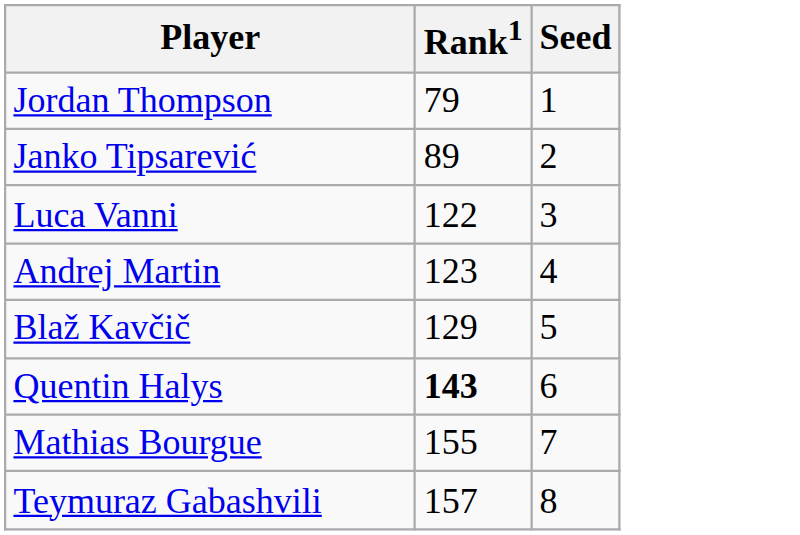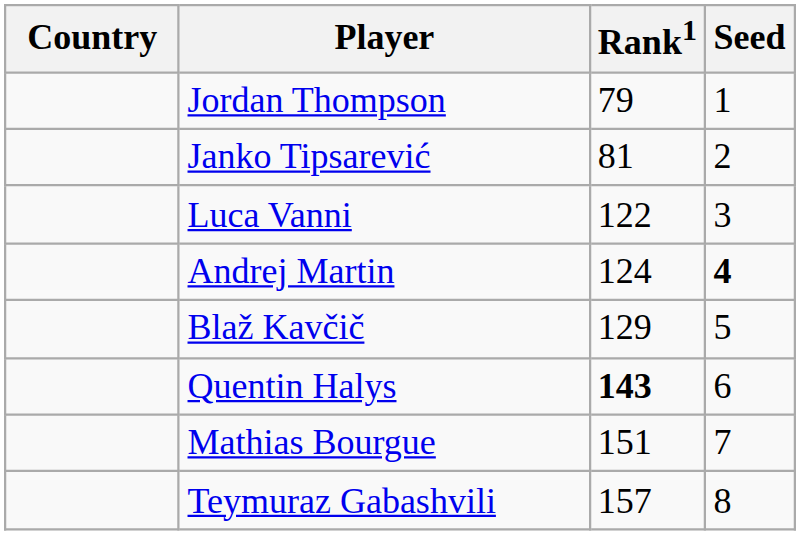+ column: (92, 37)
(442, 156) 89 -> (616, 156) 81
(451, 271) 123 -> (625, 271) 124
(548, 271) normal -> (723, 271) bold
(451, 442) 155 -> (625, 442) 151
